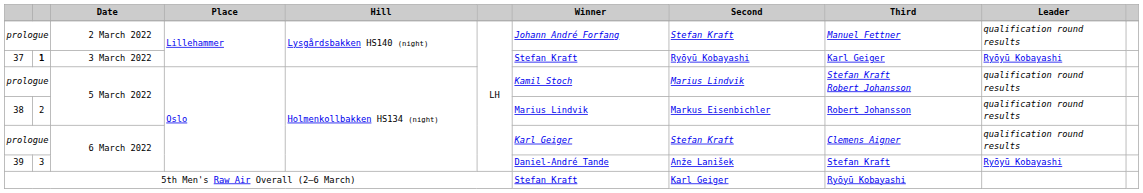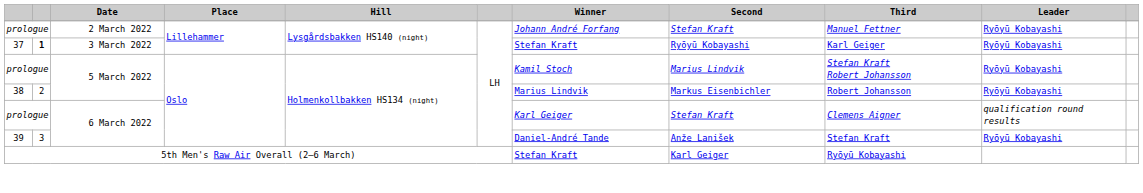(1033, 36) qualification round results -> (1023, 29) Ryōyū Kobayashi
(1033, 82) qualification round results -> (1023, 69) Ryōyū Kobayashi
(1033, 111) qualification round results -> (1023, 92) Ryōyū Kobayashi
